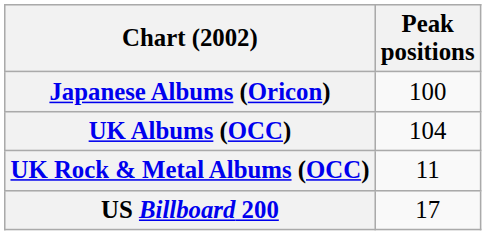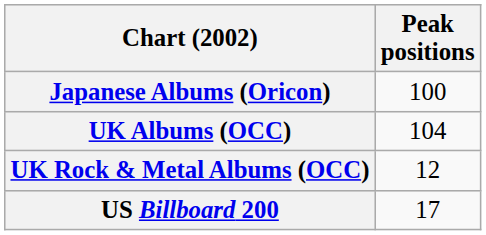(428, 170) 11 -> (428, 170) 12
